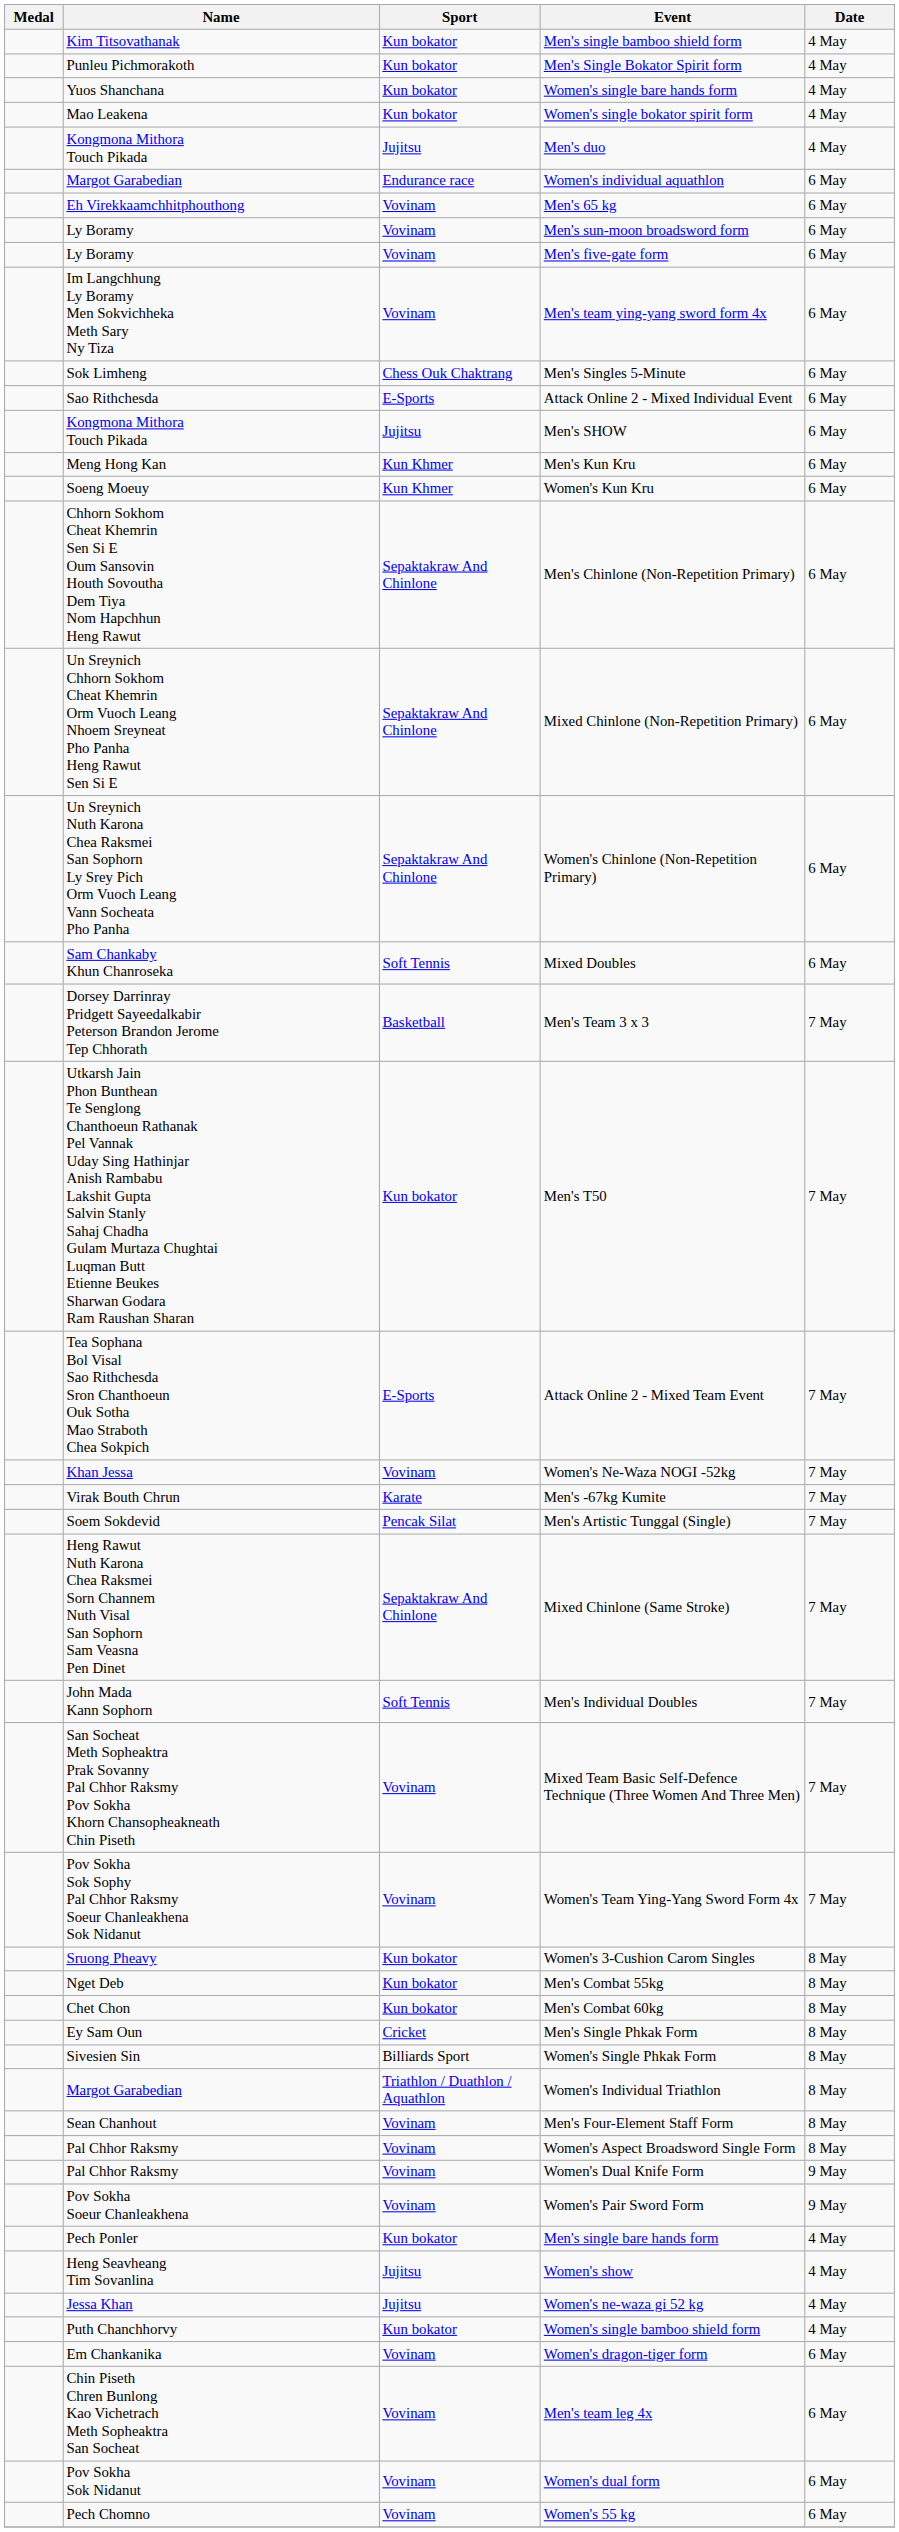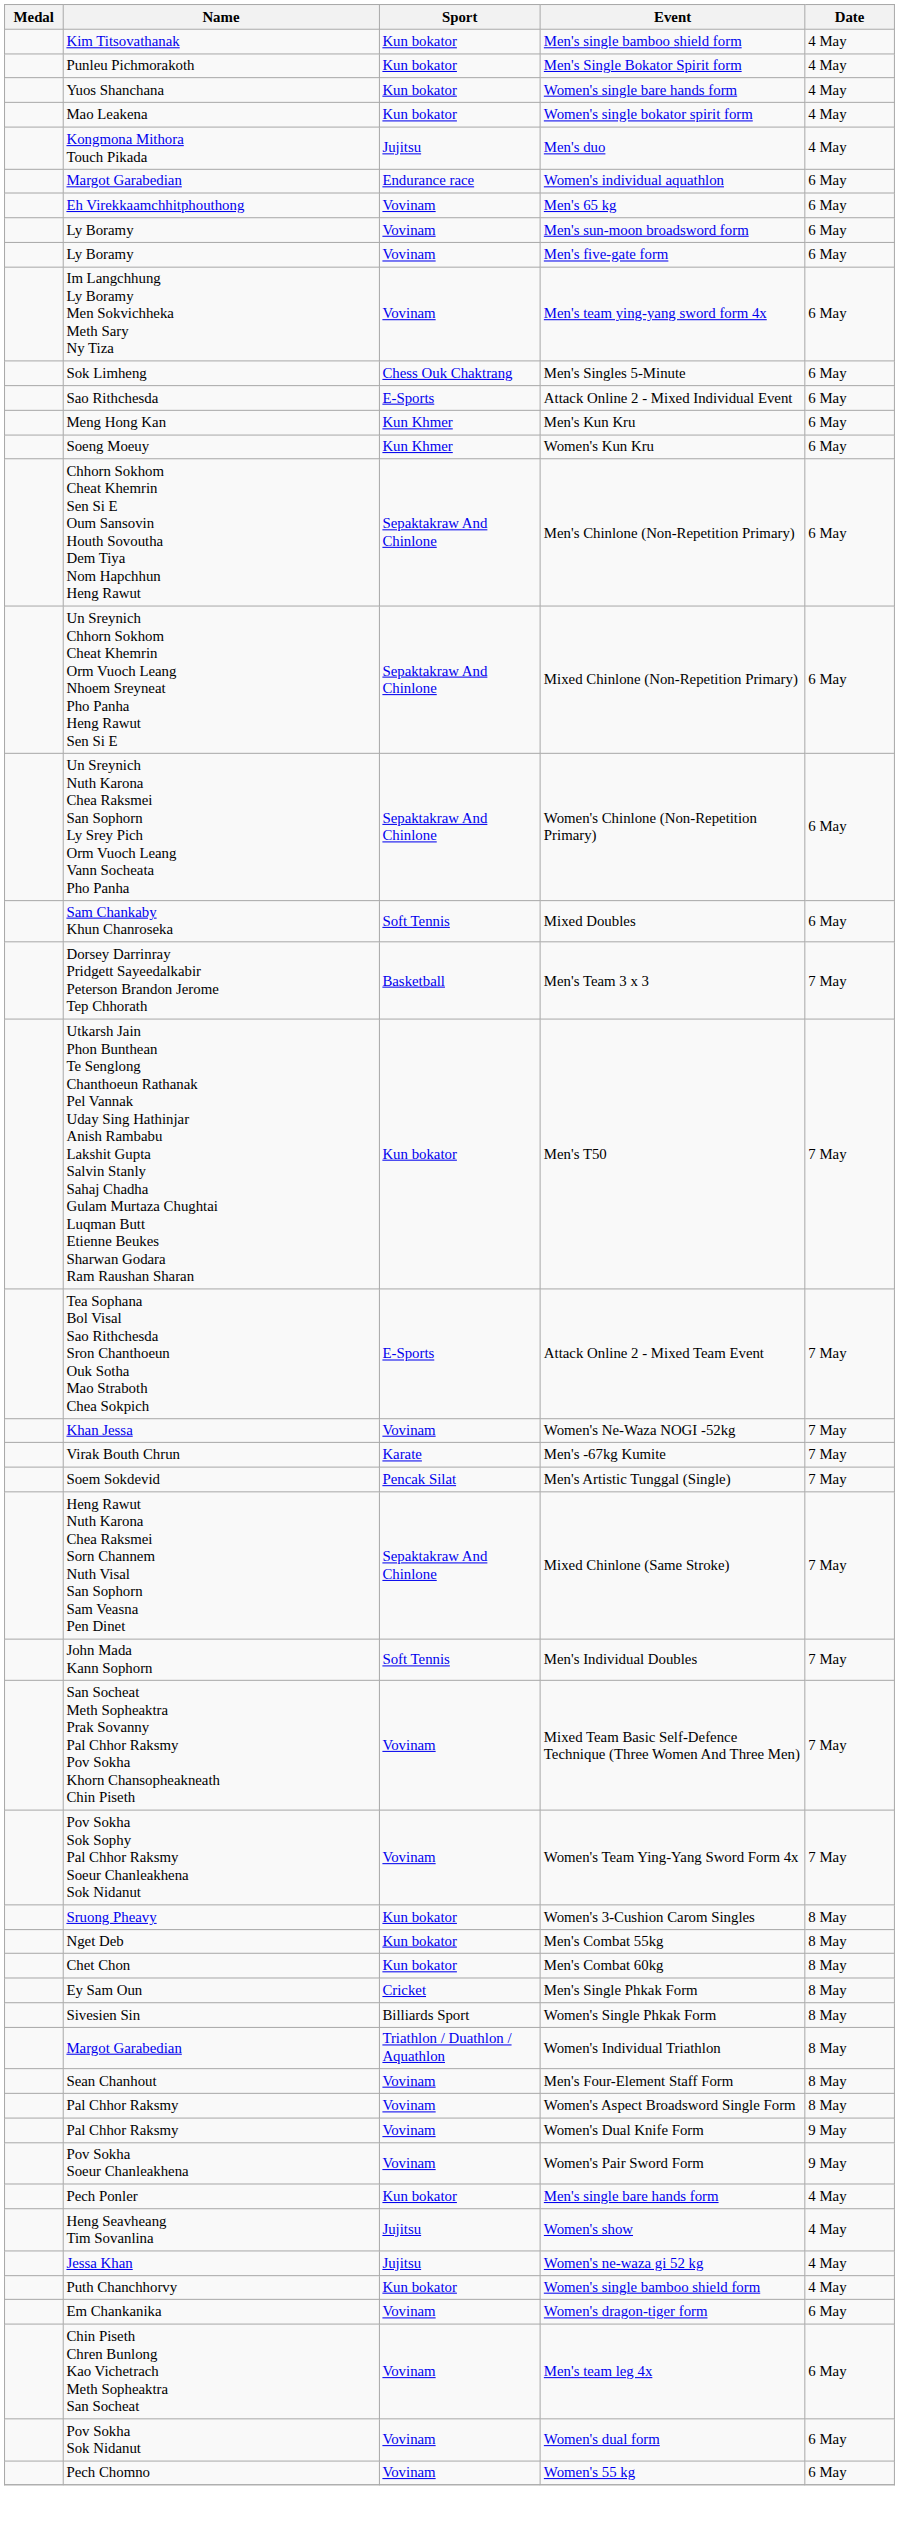- row: (585, 431)
